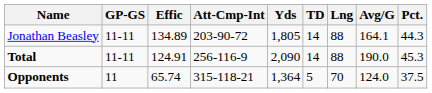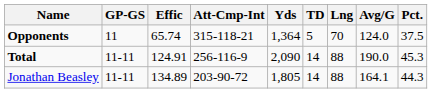rows swapped: (53, 35) <-> (38, 77)
